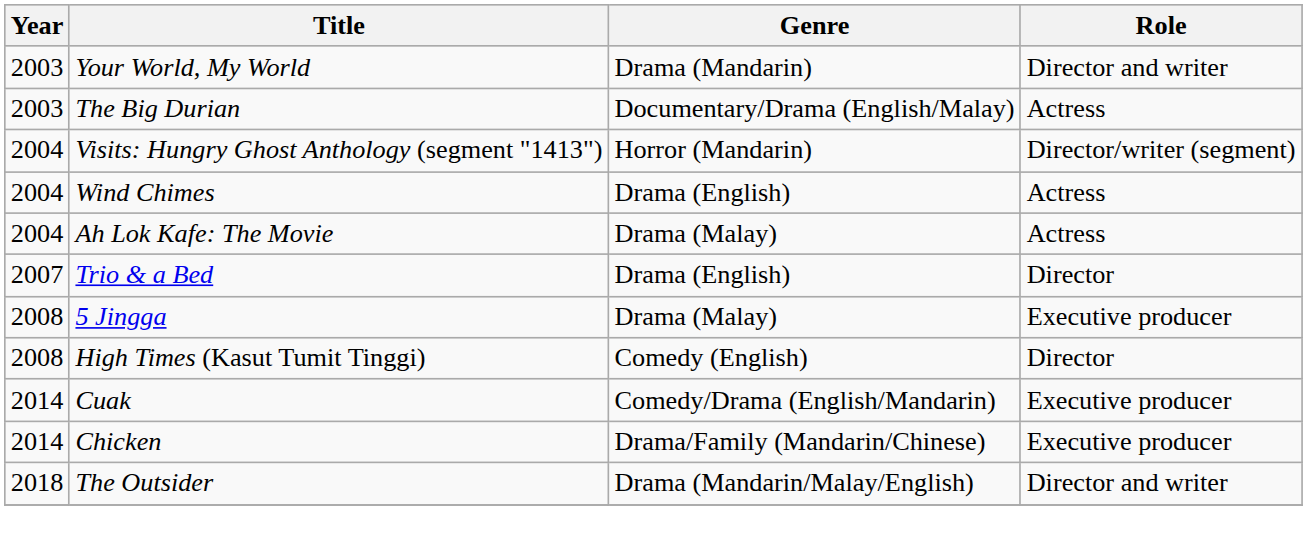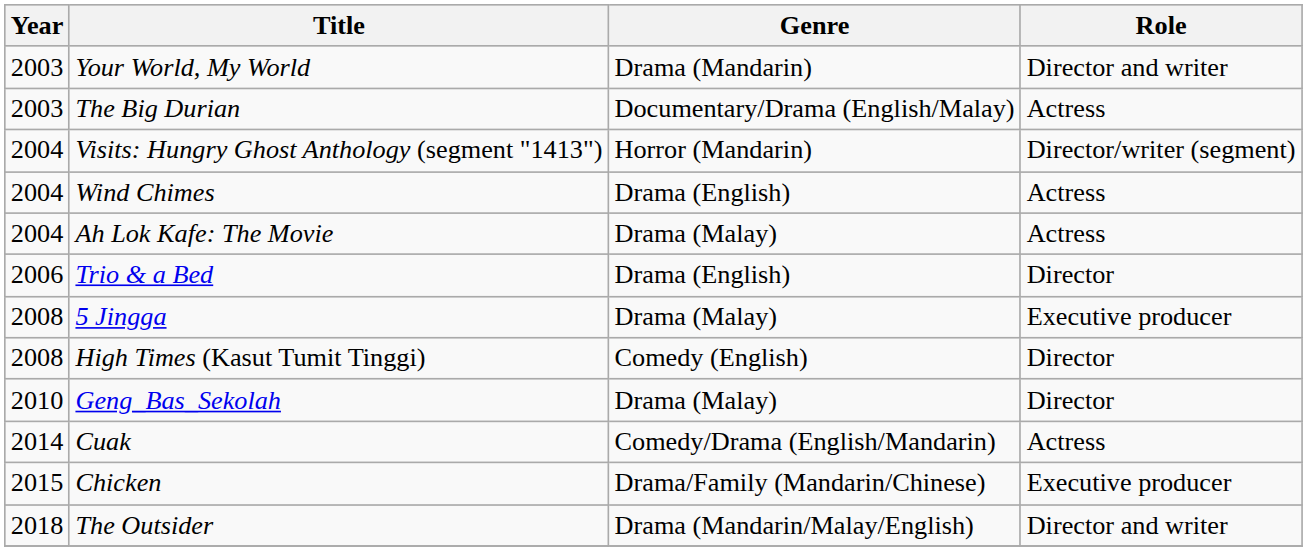(37, 274) 2007 -> (37, 274) 2006
+ row: (178, 399)
(1129, 399) Executive producer -> (1066, 441) Actress
(37, 441) 2014 -> (37, 483) 2015
